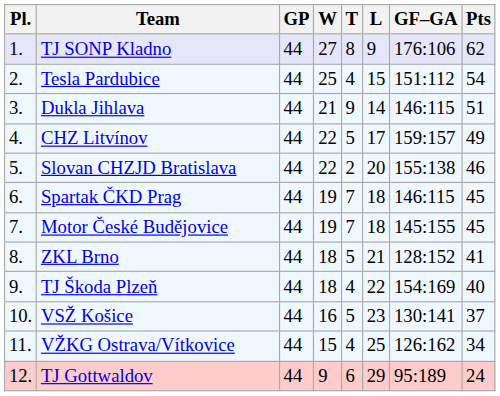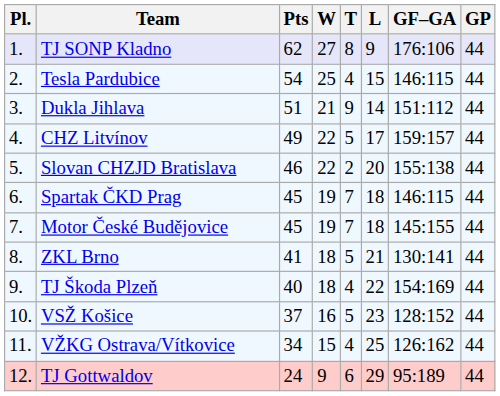columns swapped: (297, 19) <-> (479, 19)
(424, 78) 151:112 -> (423, 78) 146:115
(424, 108) 146:115 -> (423, 108) 151:112
(425, 256) 128:152 -> (424, 256) 130:141
(425, 316) 130:141 -> (424, 316) 128:152
